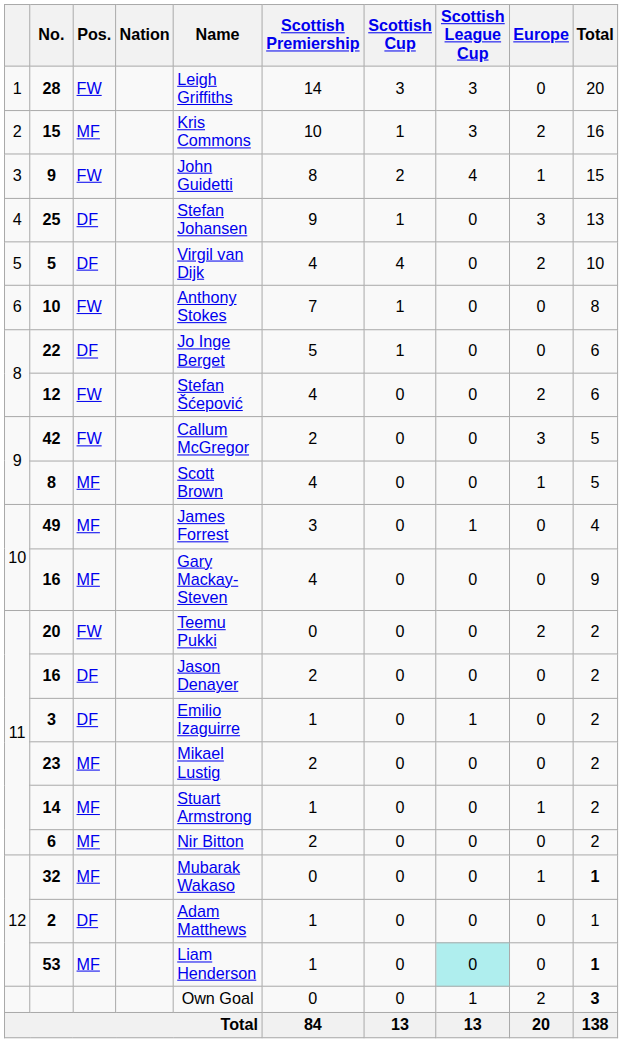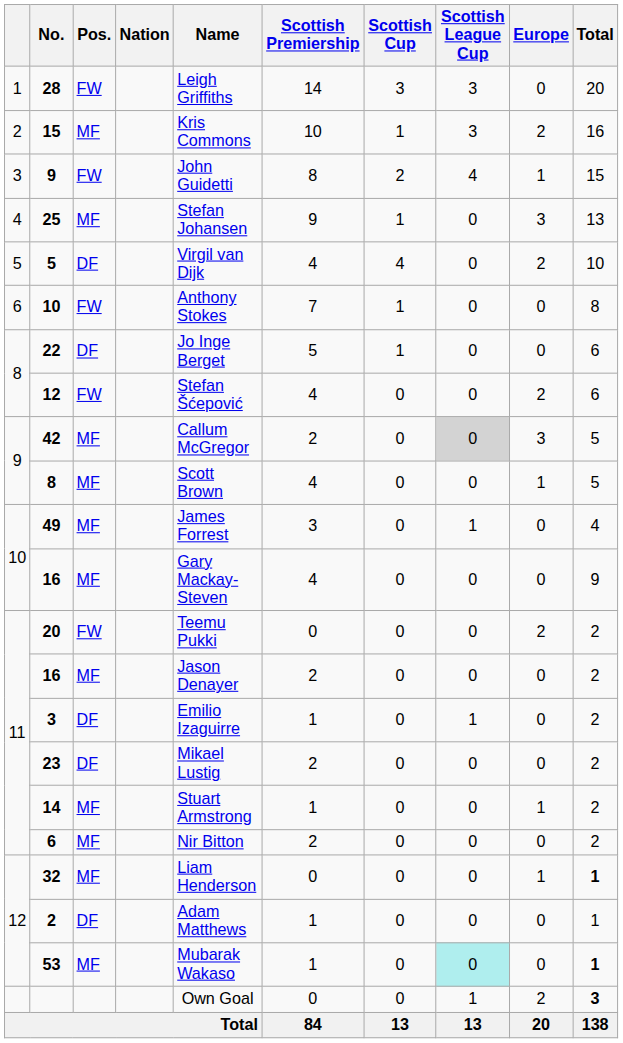(87, 219) DF -> (88, 219) MF
(89, 438) FW -> (88, 438) MF
(473, 438) no background -> (473, 438) lightgrey background
(87, 676) DF -> (88, 676) MF
(88, 763) MF -> (87, 763) DF
(209, 876) Mubarak Wakaso -> (217, 876) Liam Henderson
(217, 964) Liam Henderson -> (209, 964) Mubarak Wakaso
